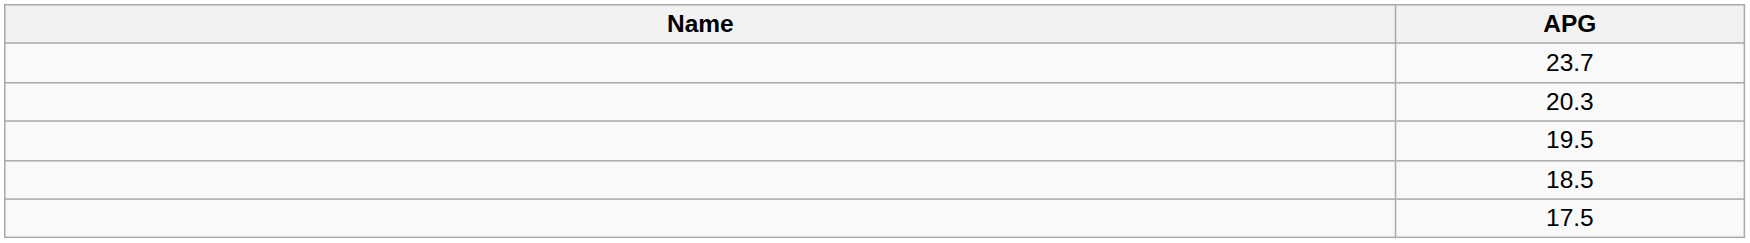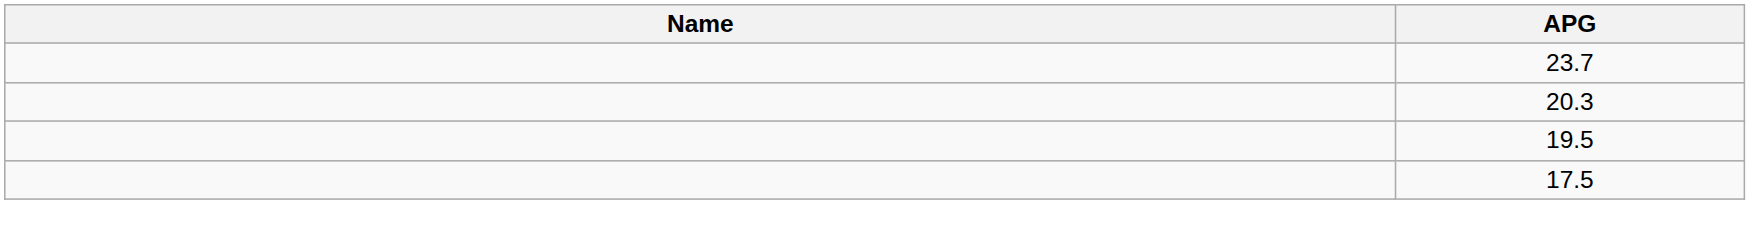- row: (1570, 179)
